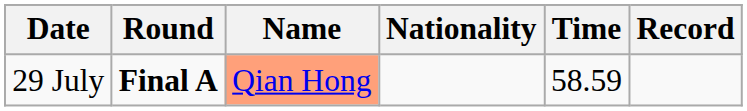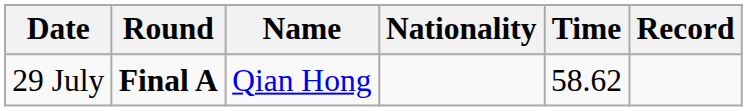(302, 79) lightsalmon background -> (302, 79) no background
(587, 79) 58.59 -> (587, 79) 58.62
